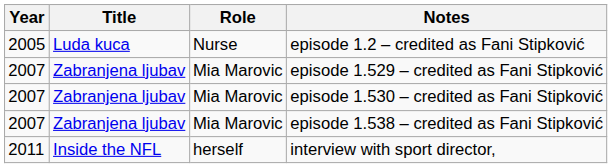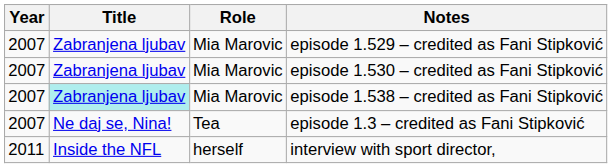- row: (437, 44)
(119, 123) no background -> (119, 96) paleturquoise background
+ row: (437, 123)
